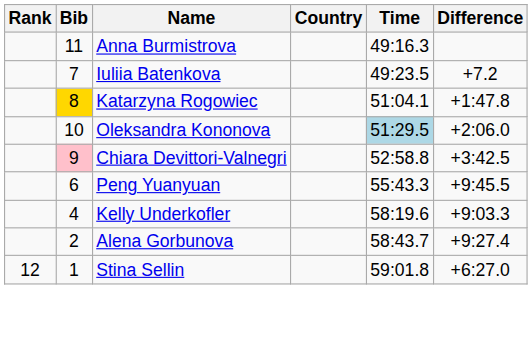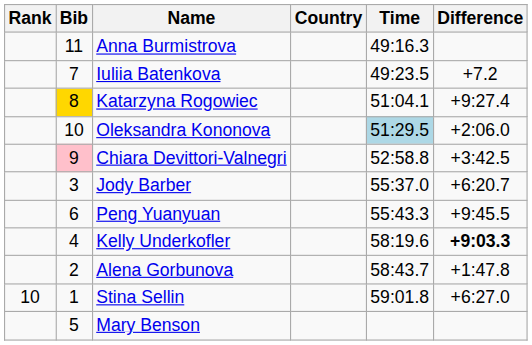(480, 102) +1:47.8 -> (480, 102) +9:27.4
+ row: (144, 185)
(480, 213) normal -> (480, 241) bold
(480, 241) +9:27.4 -> (480, 269) +1:47.8
(30, 269) 12 -> (30, 297) 10
+ row: (148, 325)
